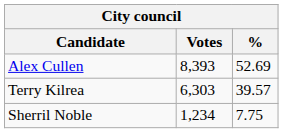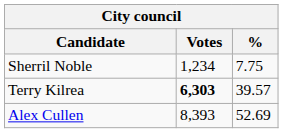rows swapped: (46, 66) <-> (50, 115)
(198, 90) normal -> (198, 90) bold
